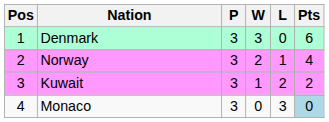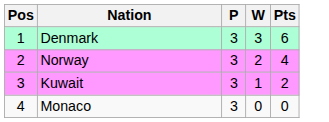- column: (283, 15)
(309, 106) lightblue background -> (285, 106) no background
